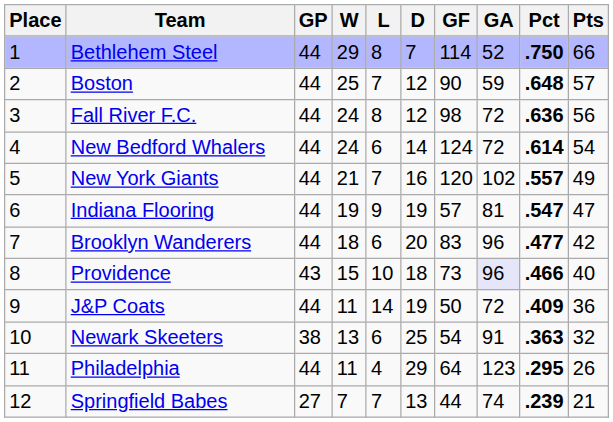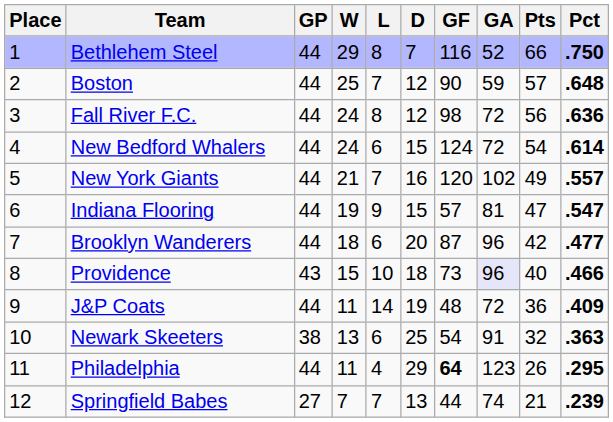columns swapped: (588, 20) <-> (544, 20)
(455, 52) 114 -> (455, 52) 116
(416, 147) 14 -> (416, 147) 15
(416, 210) 19 -> (416, 210) 15
(451, 242) 83 -> (451, 242) 87
(451, 305) 50 -> (451, 305) 48
(451, 369) normal -> (451, 369) bold
